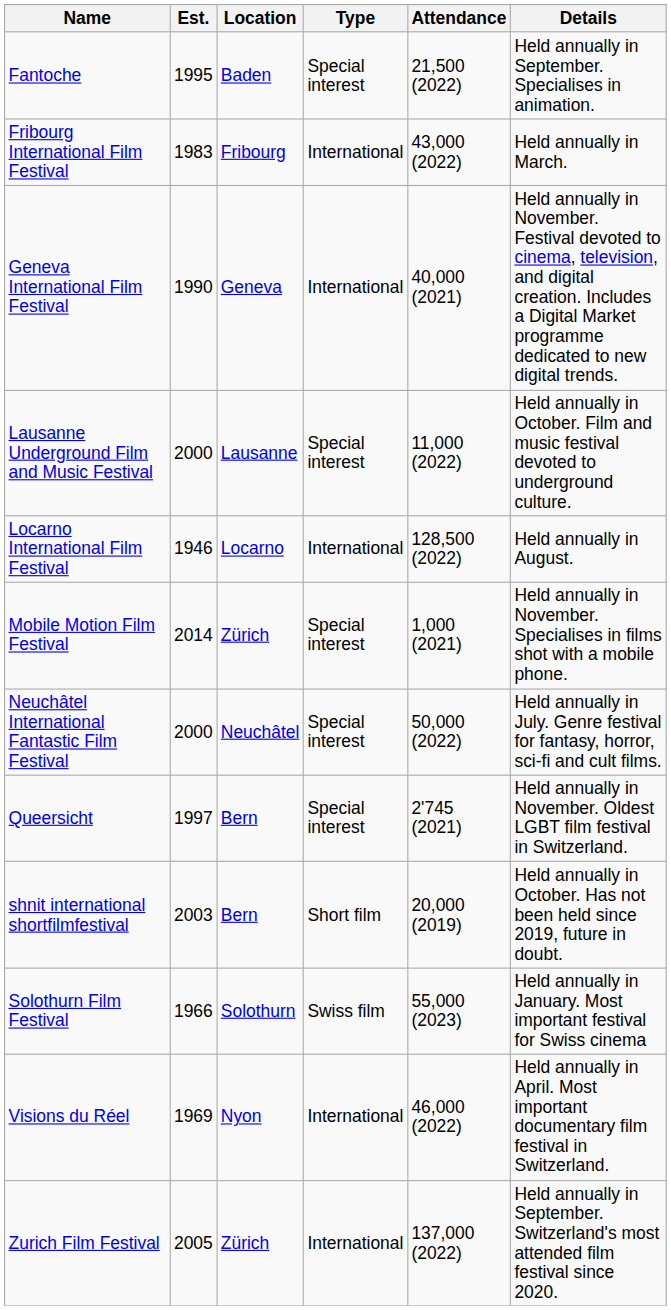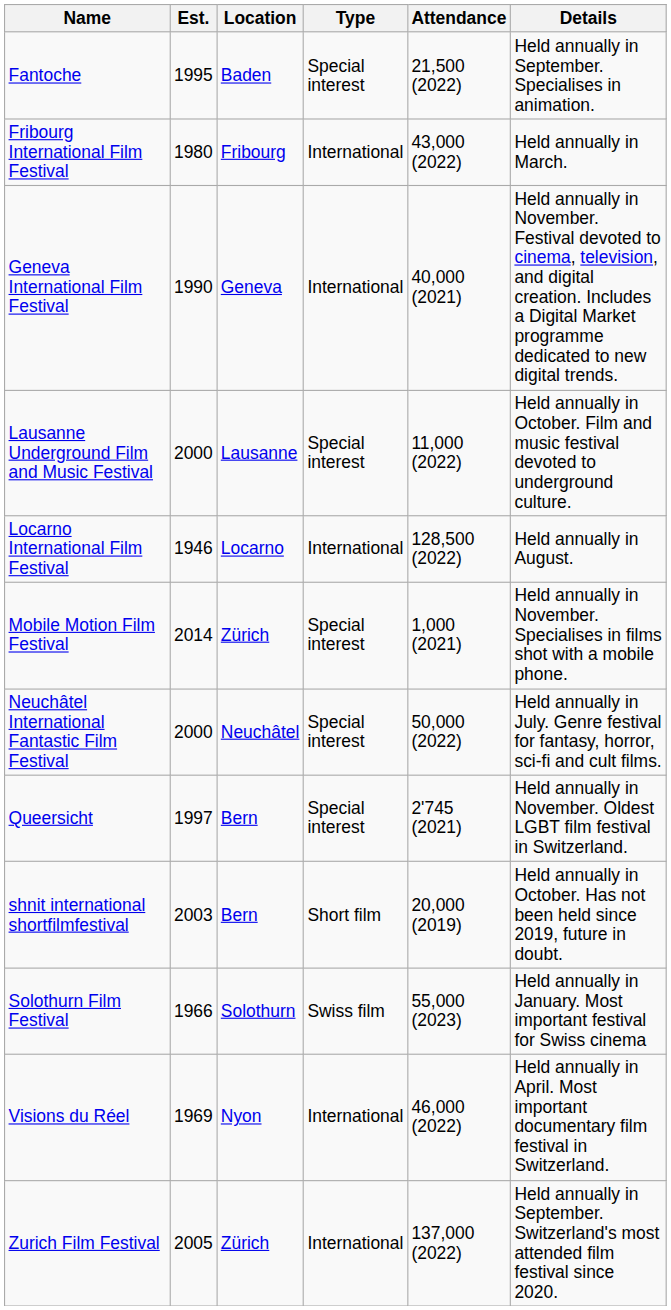(193, 152) 1983 -> (193, 152) 1980
